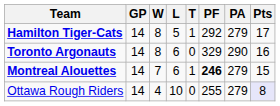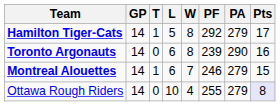columns swapped: (158, 14) <-> (192, 14)
(212, 52) 329 -> (212, 52) 239
(212, 71) bold -> (212, 71) normal
